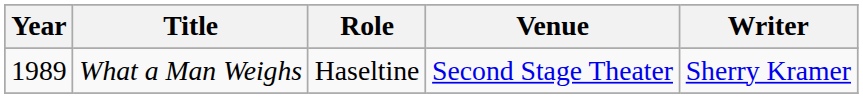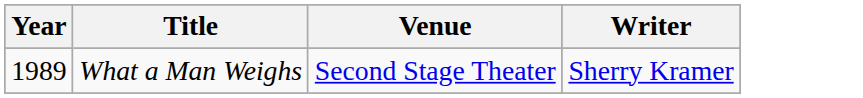- column: (367, 26)
